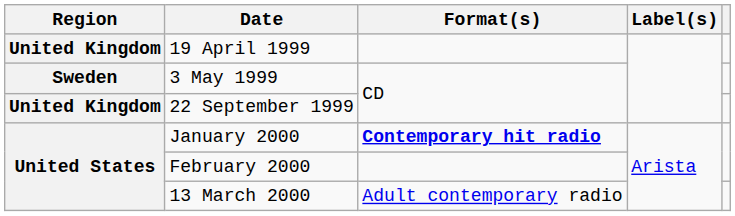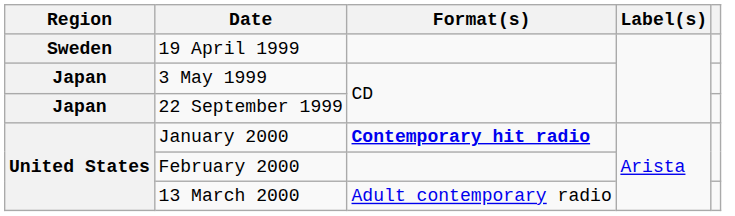(85, 49) United Kingdom -> (79, 49) Sweden
(85, 78) Sweden -> (79, 78) Japan
(85, 108) United Kingdom -> (79, 108) Japan
